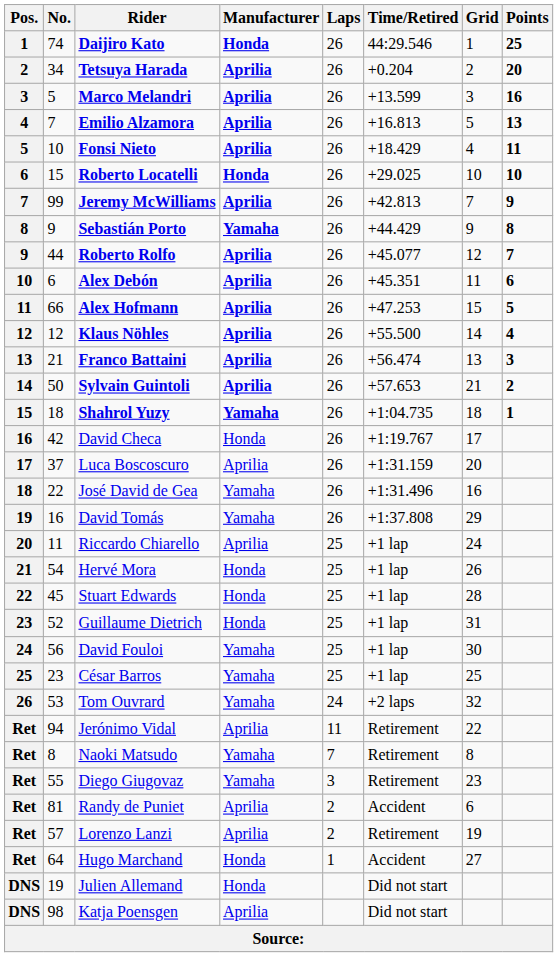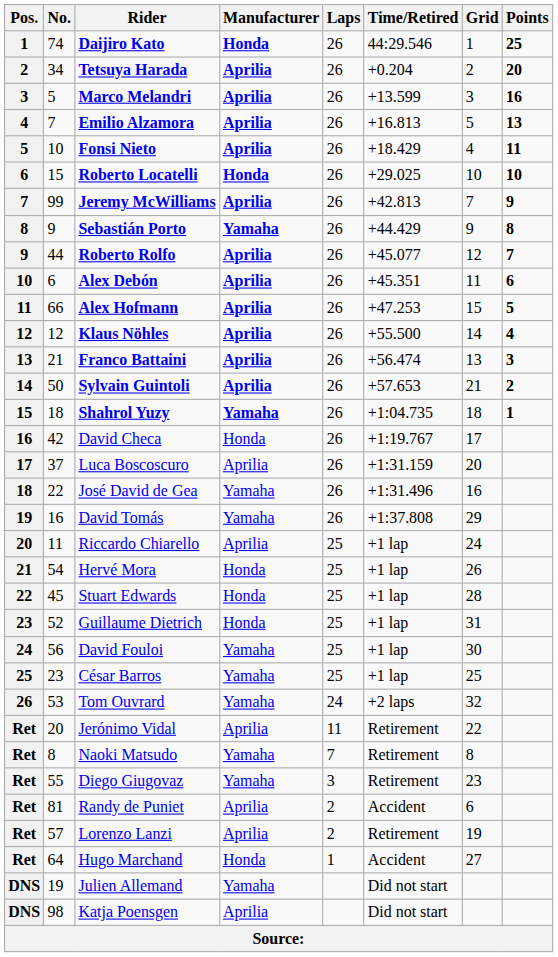(56, 728) 94 -> (56, 728) 20
(244, 886) Honda -> (249, 886) Yamaha
